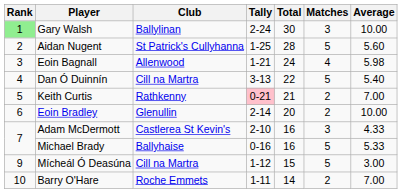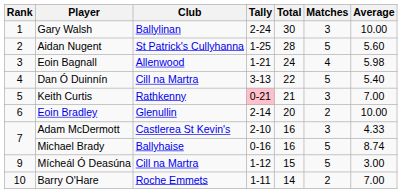(20, 29) lightgreen background -> (20, 29) no background
(327, 96) 2 -> (327, 96) 3
(374, 146) 5.33 -> (374, 146) 8.74
